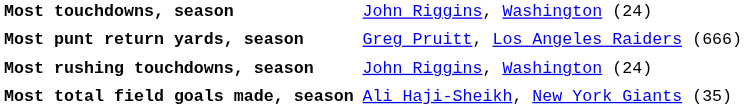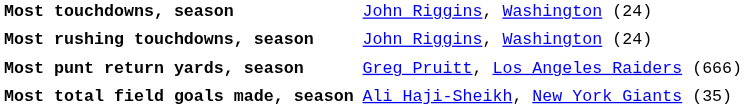rows swapped: (159, 68) <-> (154, 40)
